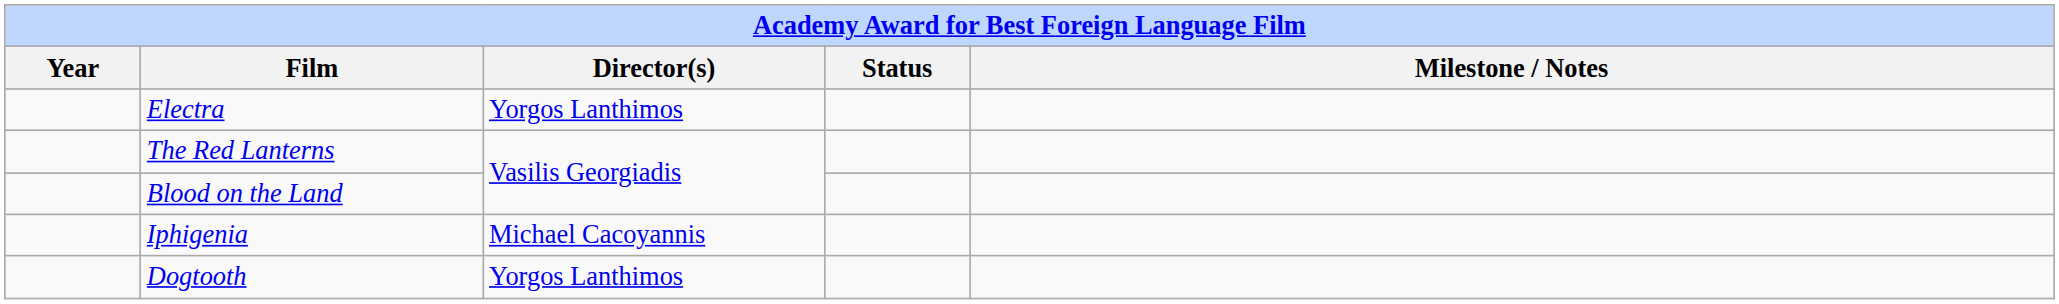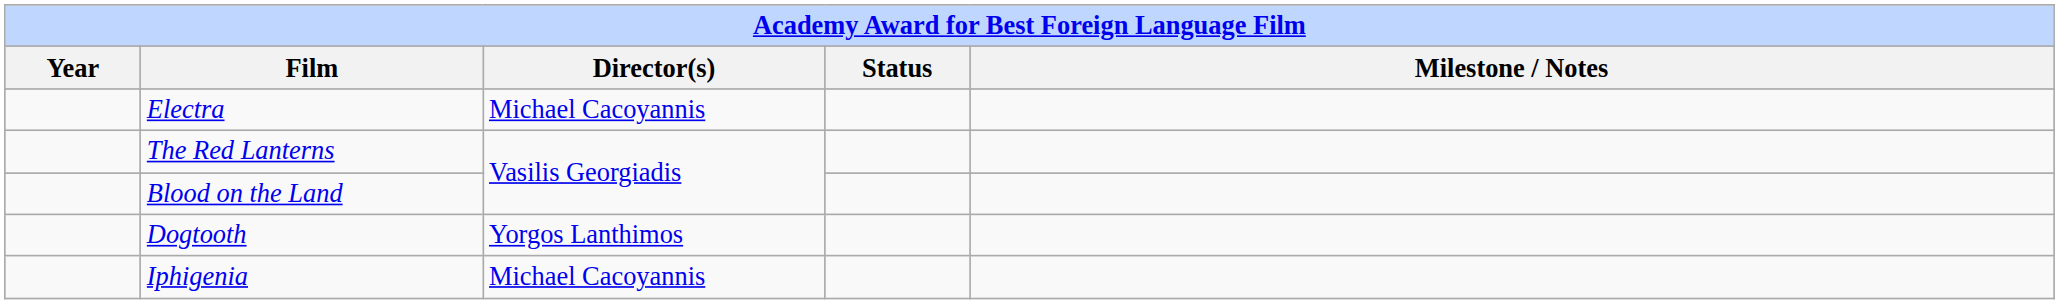(586, 109) Yorgos Lanthimos -> (597, 109) Michael Cacoyannis
rows swapped: (197, 234) <-> (197, 276)
